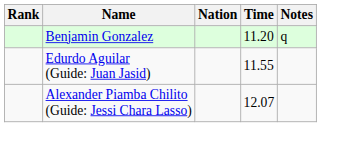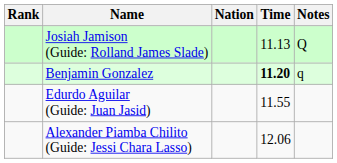+ row: (127, 44)
(259, 36) normal -> (275, 73) bold
(259, 102) 12.07 -> (276, 139) 12.06
